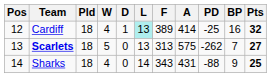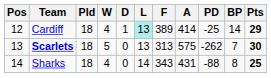(235, 30) 16 -> (235, 30) 14
(255, 30) 32 -> (255, 30) 29
(255, 47) 27 -> (255, 47) 30
(235, 64) 9 -> (235, 64) 8
